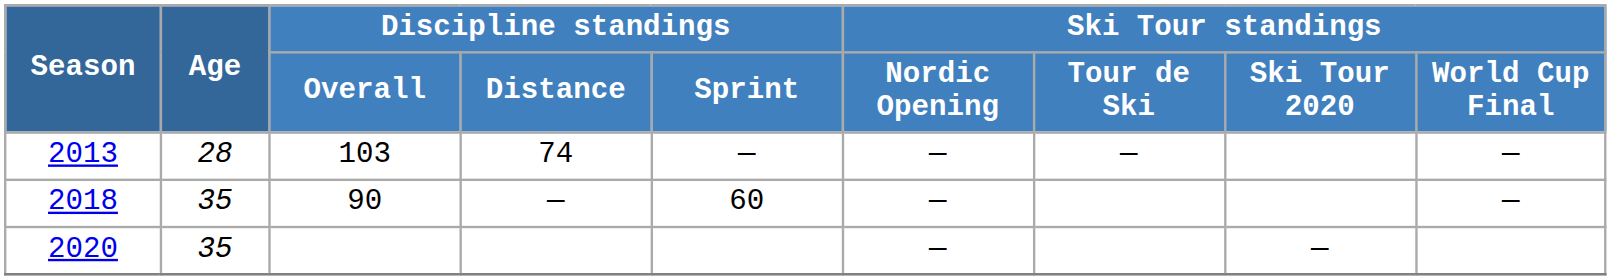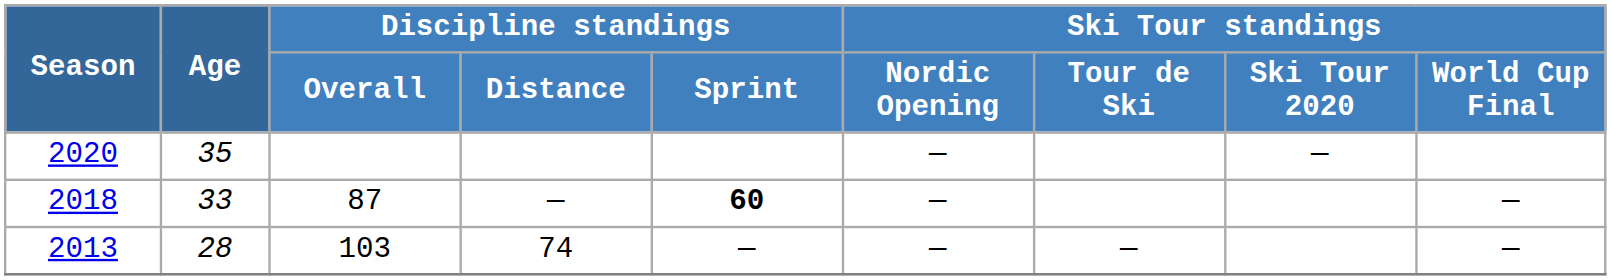rows swapped: (83, 156) <-> (83, 250)
(215, 203) 35 -> (215, 203) 33
(365, 203) 90 -> (365, 203) 87
(747, 203) normal -> (747, 203) bold
